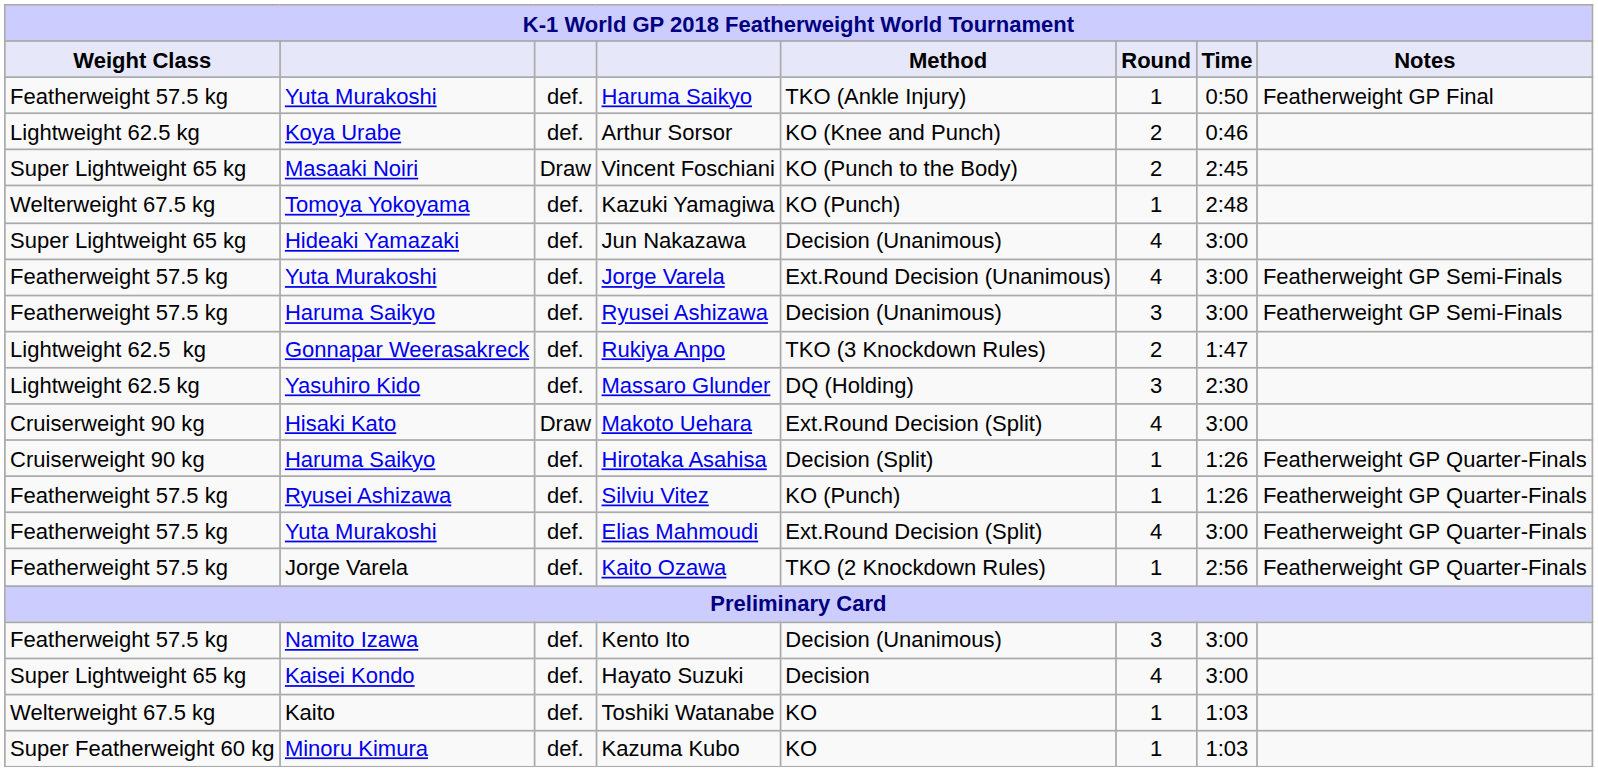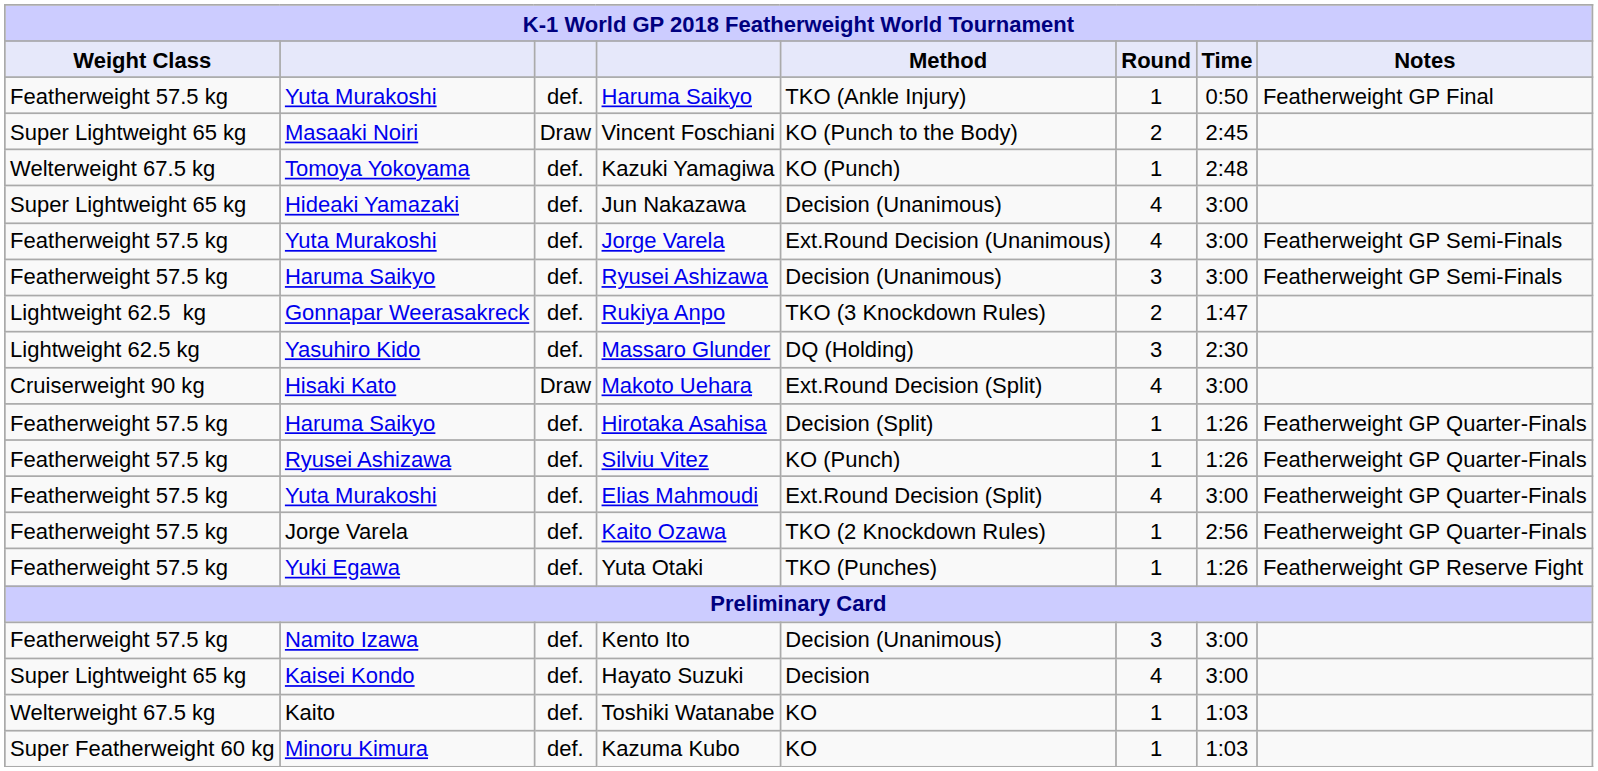- row: (667, 132)
(107, 458) Cruiserweight 90 kg -> (119, 422) Featherweight 57.5 kg
+ row: (652, 567)
